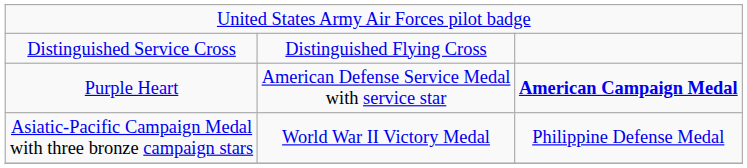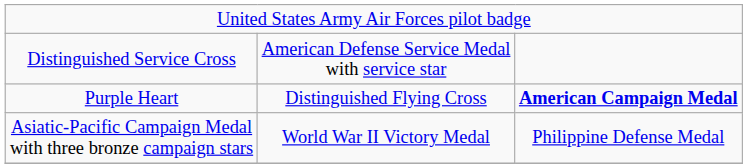(386, 48) Distinguished Flying Cross -> (386, 58) American Defense Service Medal with service star
(386, 87) American Defense Service Medal with service star -> (386, 98) Distinguished Flying Cross
